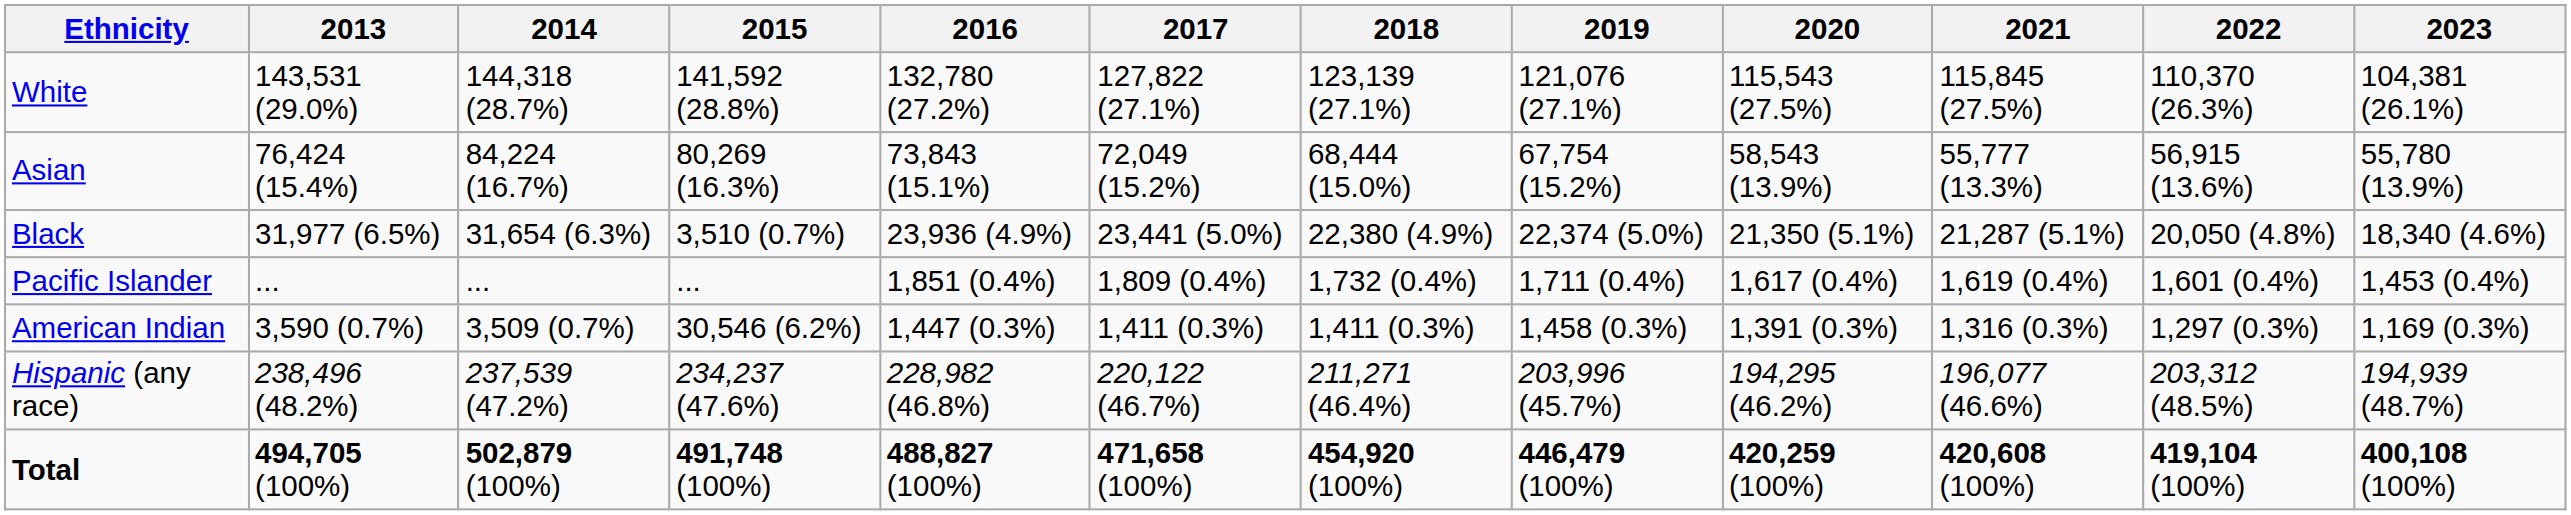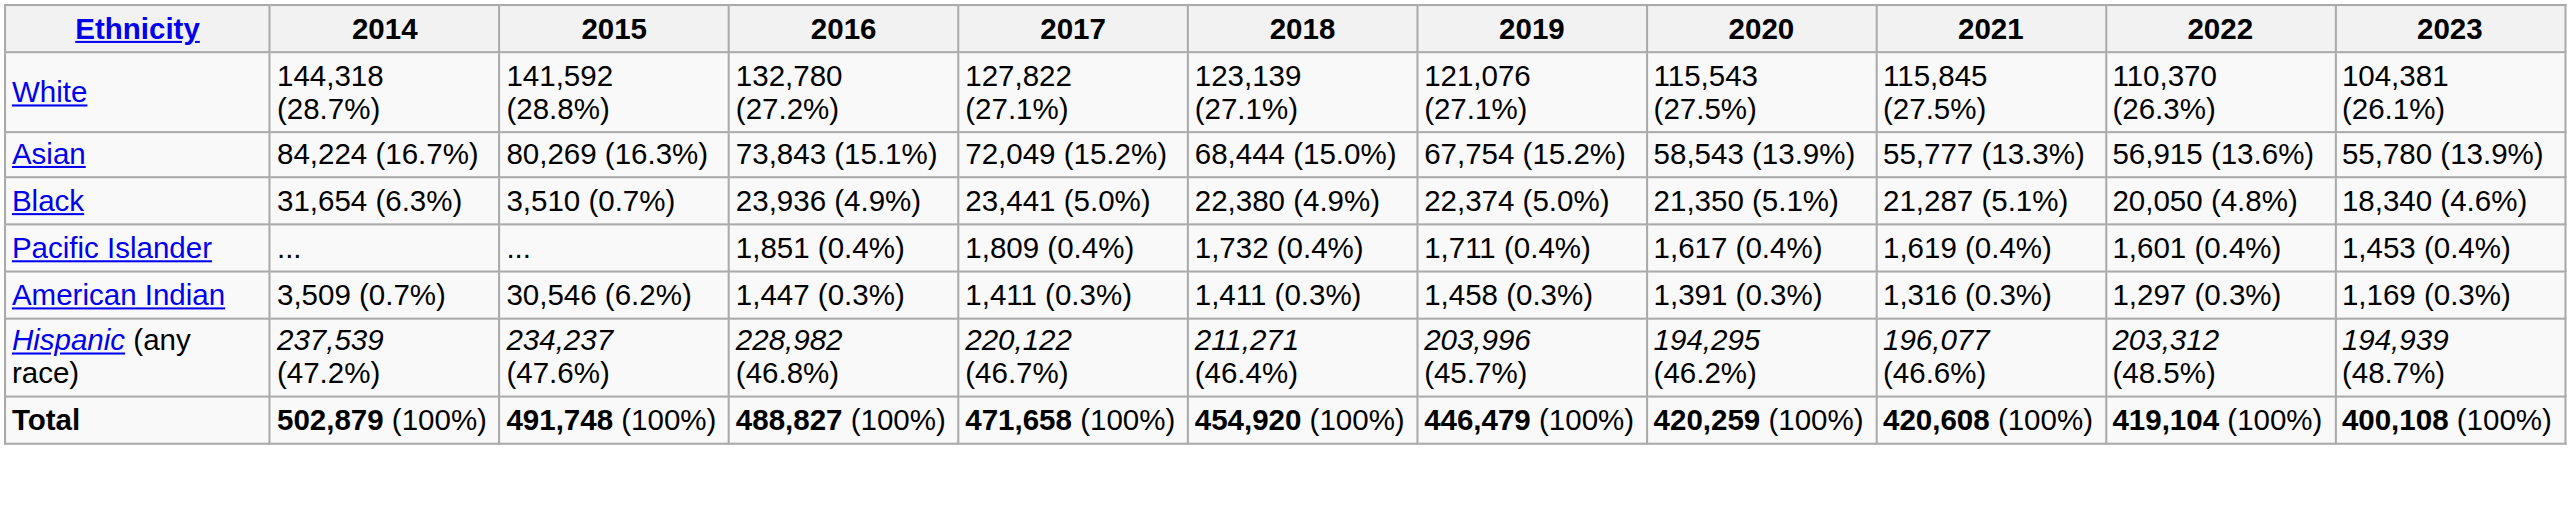- column: (353, 29)
